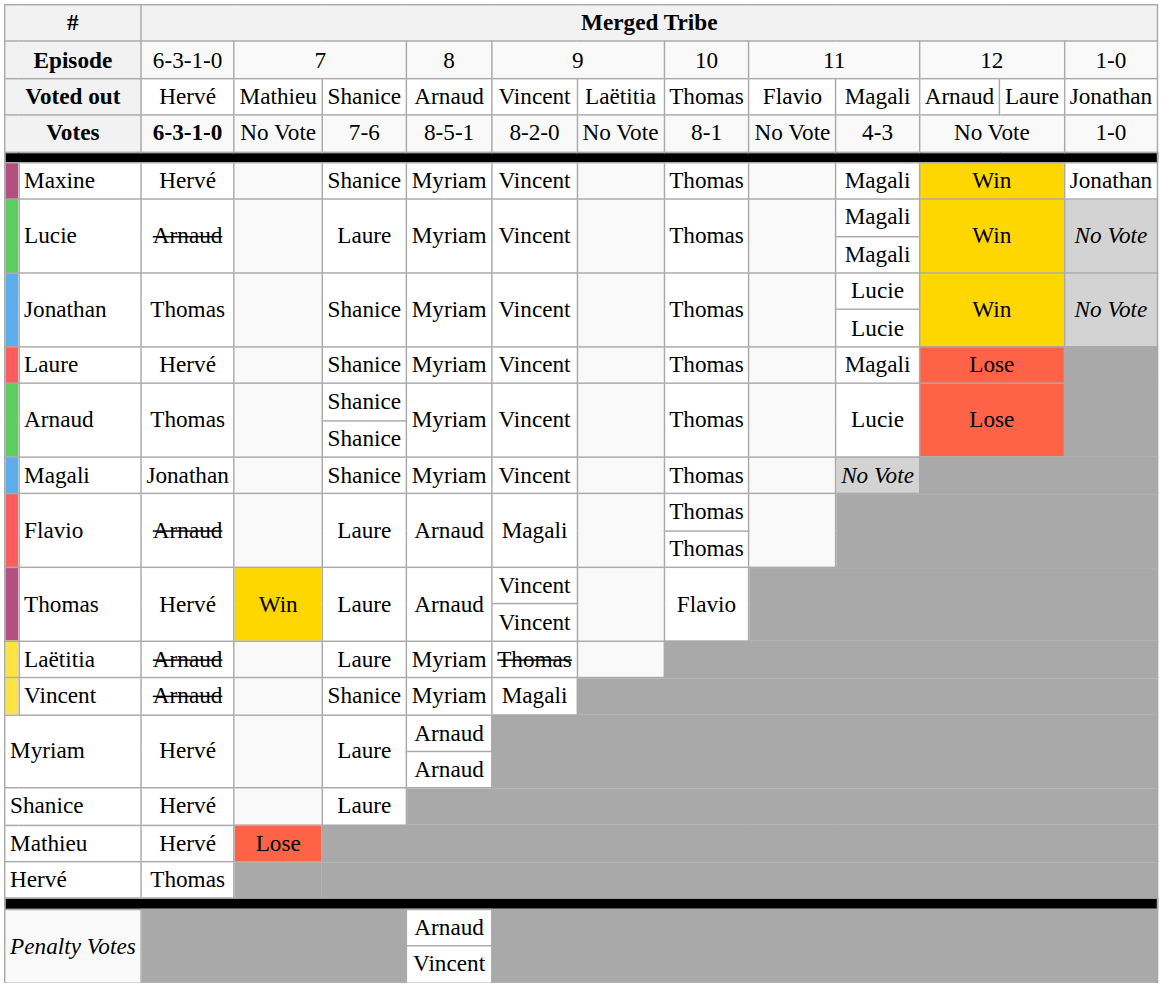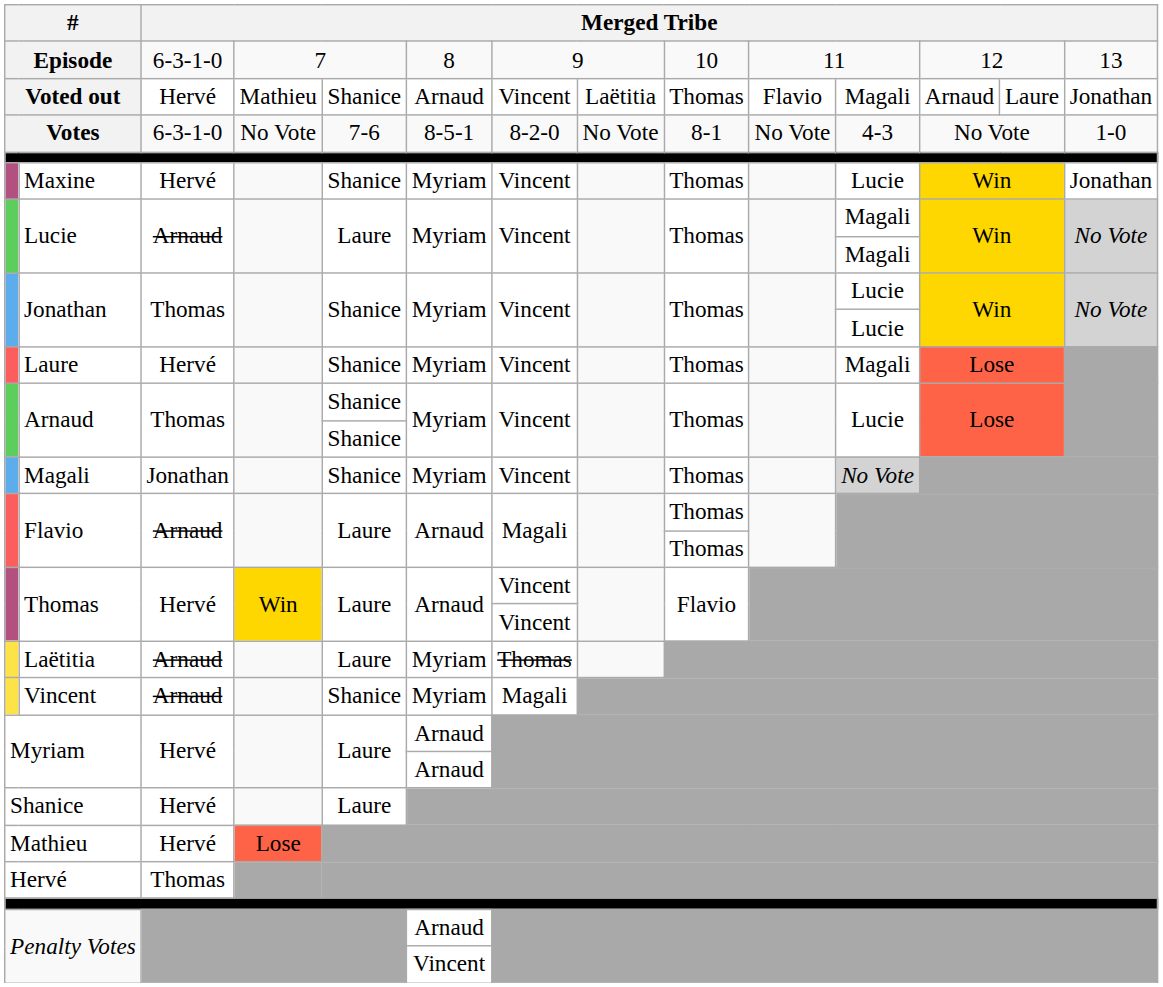(1111, 59) 1-0 -> (1111, 59) 13
(188, 133) bold -> (188, 133) normal
(878, 180) Magali -> (878, 180) Lucie
